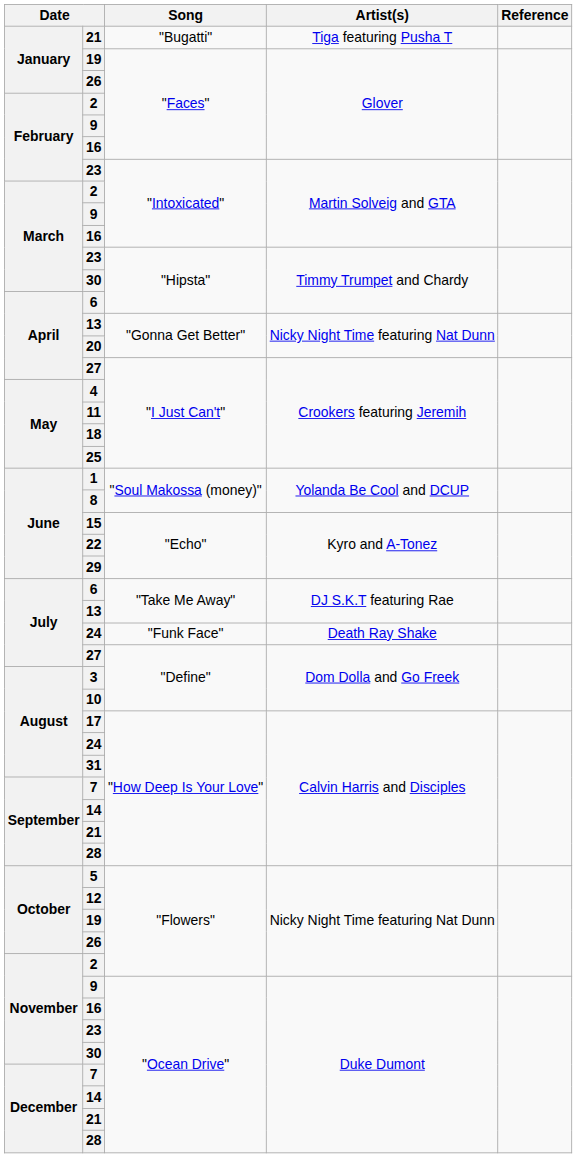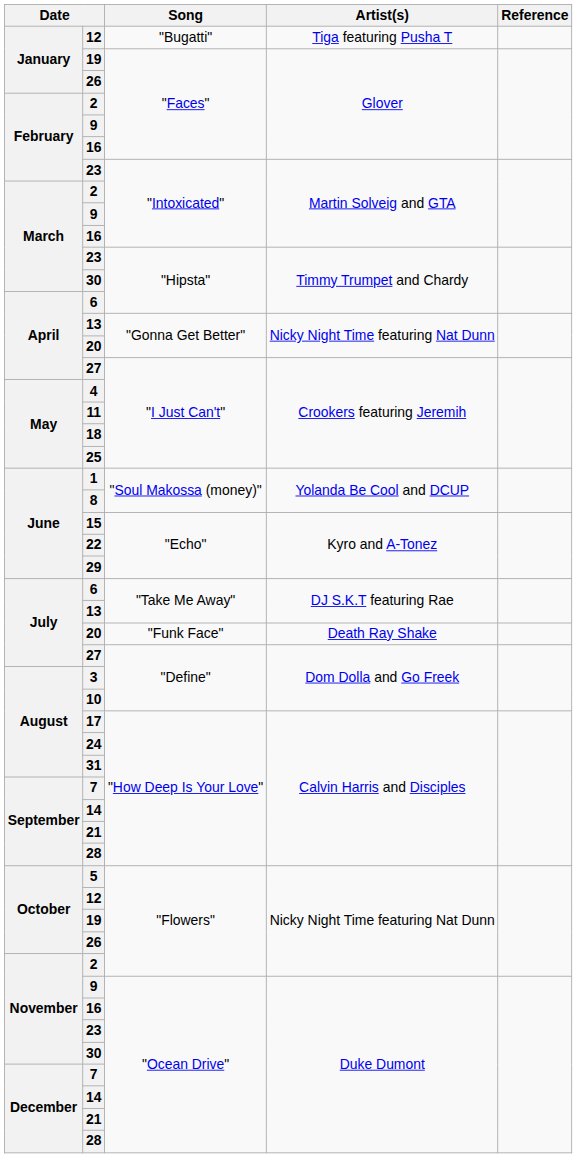(94, 37) 21 -> (94, 37) 12
(94, 633) 24 -> (94, 633) 20
